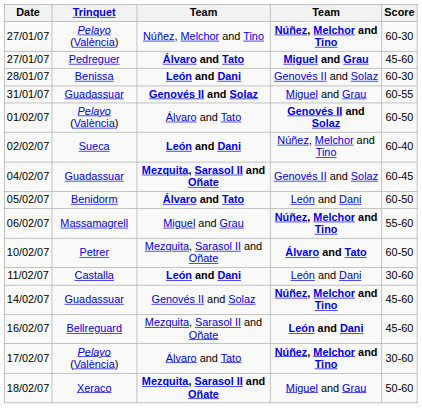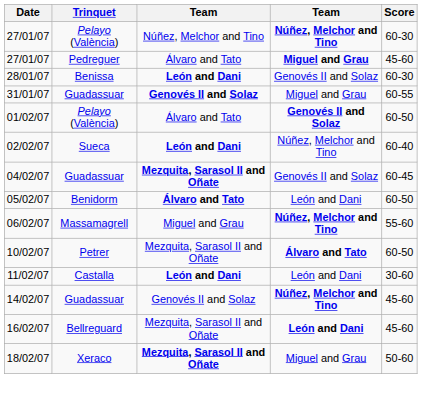(204, 59) bold -> (203, 59) normal
- row: (28, 358)
